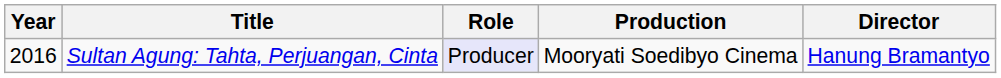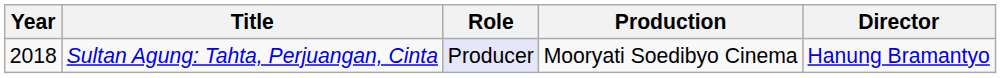(33, 55) 2016 -> (33, 55) 2018
